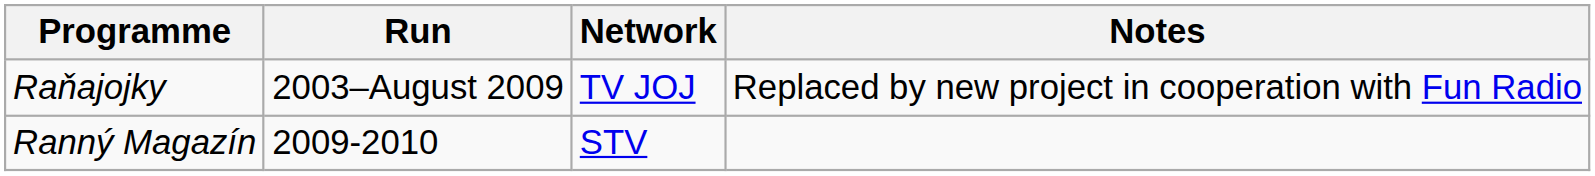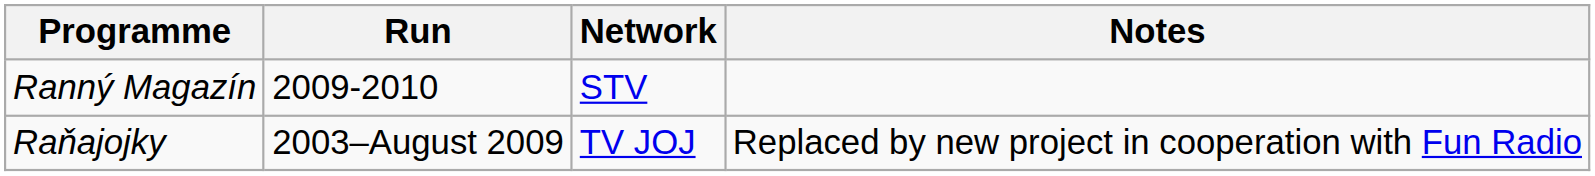rows swapped: (89, 87) <-> (135, 142)
